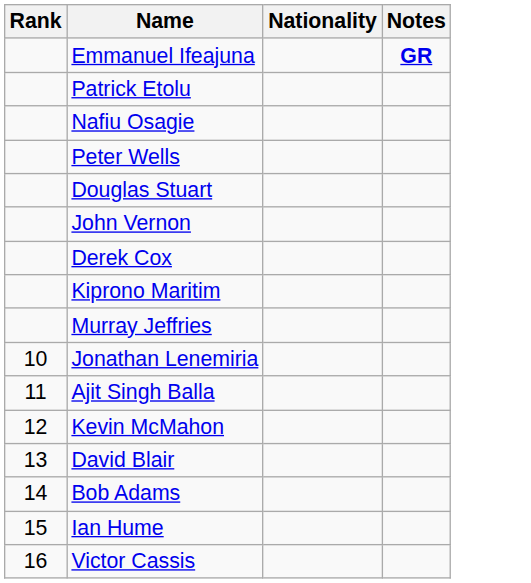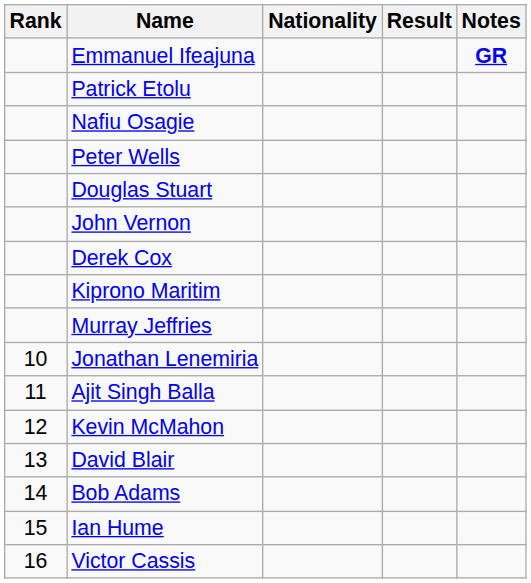+ column: (419, 21)
